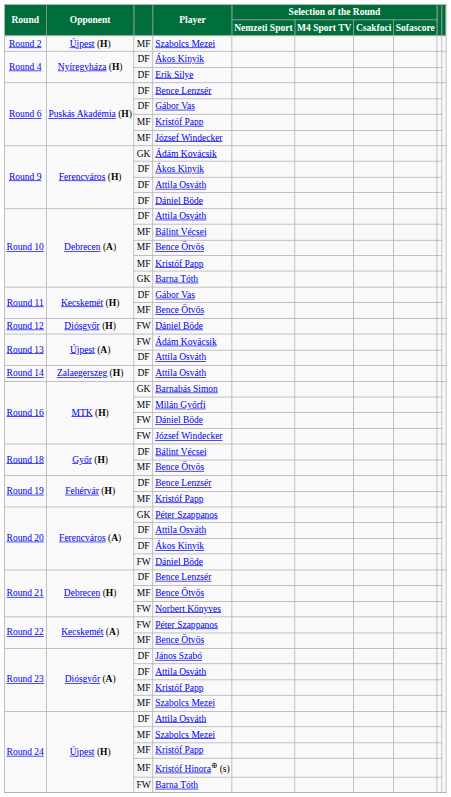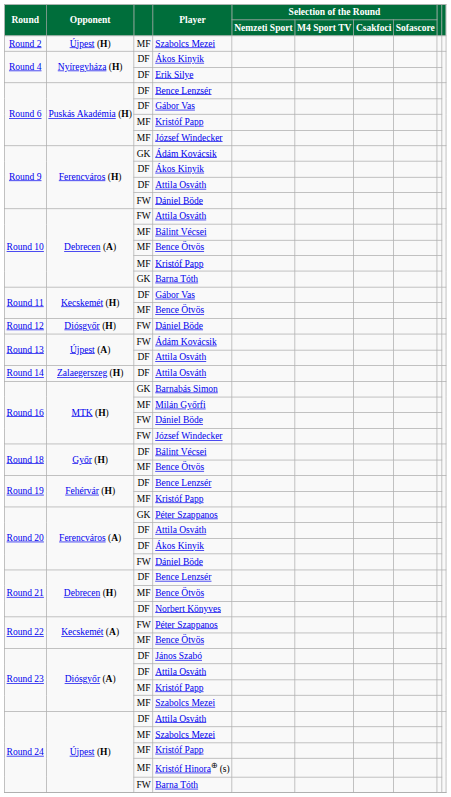(144, 200) DF -> (144, 200) FW
(144, 216) DF -> (144, 216) FW
(144, 608) FW -> (144, 608) DF
